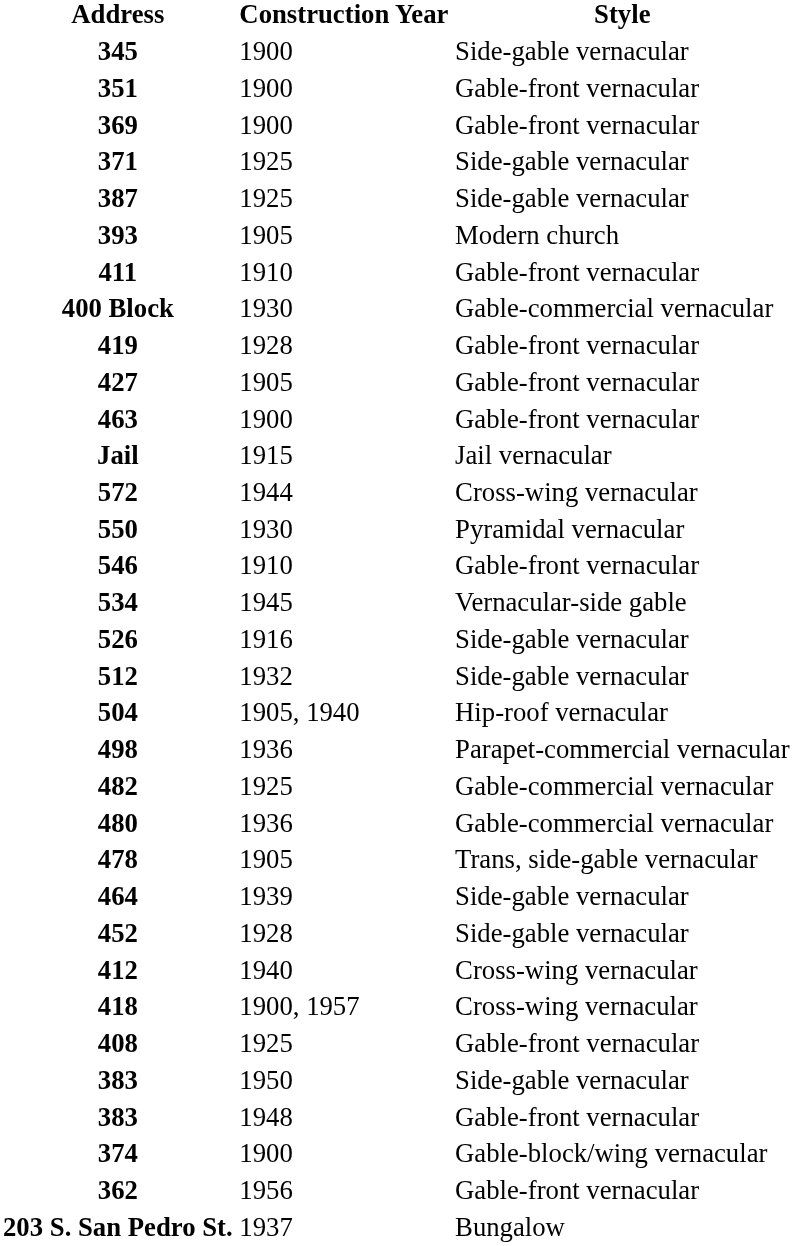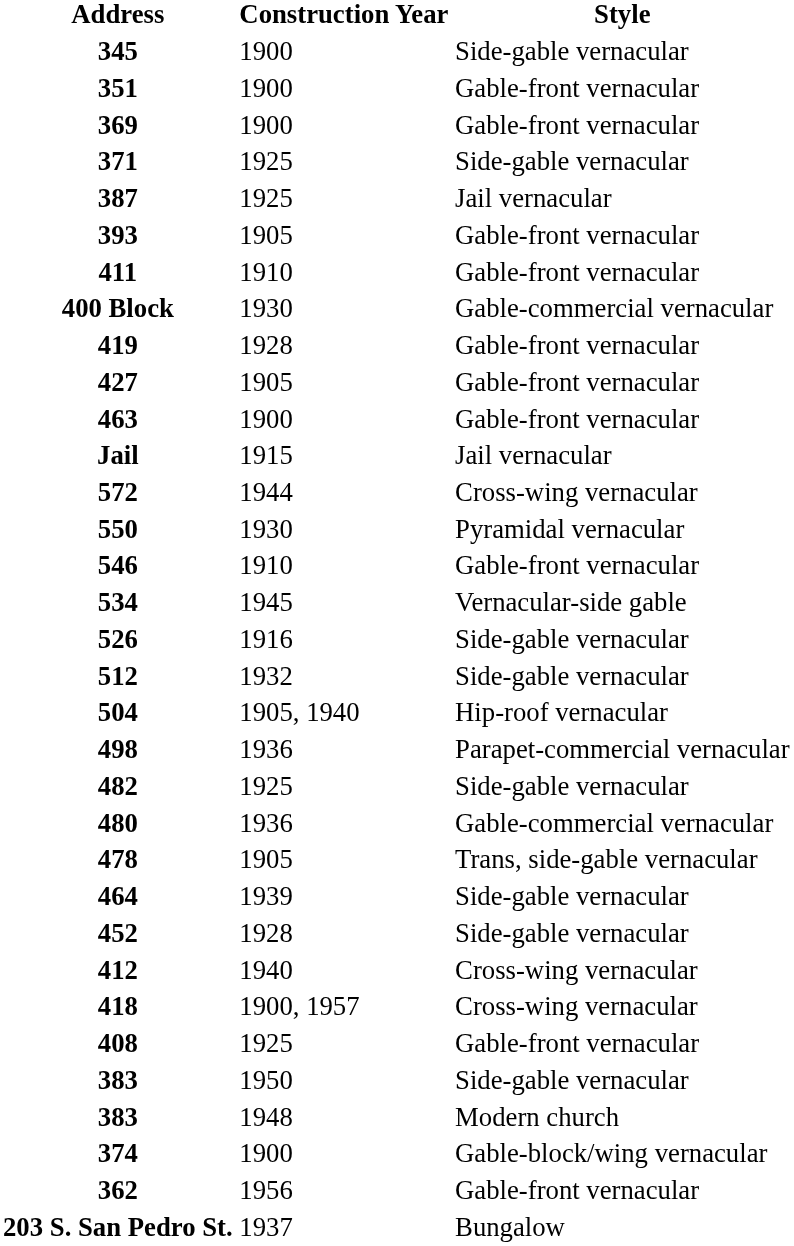(572, 198) Side-gable vernacular -> (533, 198) Jail vernacular
(537, 235) Modern church -> (577, 235) Gable-front vernacular
(614, 786) Gable-commercial vernacular -> (572, 786) Side-gable vernacular
(577, 1116) Gable-front vernacular -> (537, 1116) Modern church
